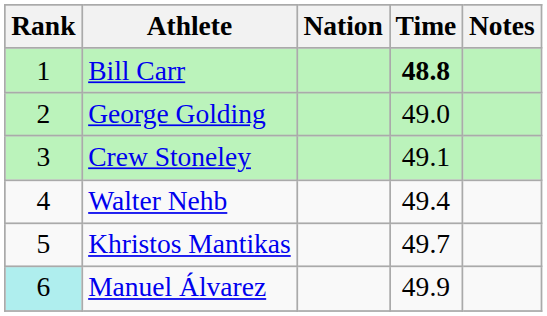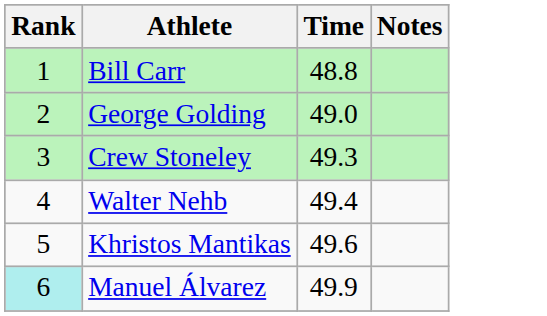- column: (343, 26)
(426, 69) bold -> (334, 69) normal
(426, 157) 49.1 -> (334, 157) 49.3
(426, 244) 49.7 -> (334, 244) 49.6
